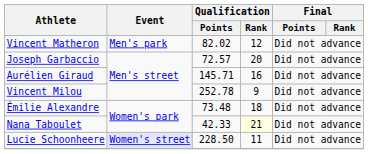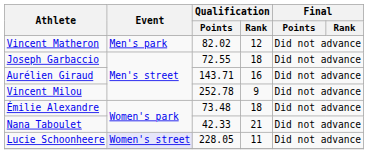(216, 60) 72.57 -> (216, 60) 72.55
(256, 60) 20 -> (256, 60) 18
(216, 76) 145.71 -> (216, 76) 143.71
(256, 124) lightyellow background -> (256, 124) no background
(216, 140) 228.50 -> (216, 140) 228.05
